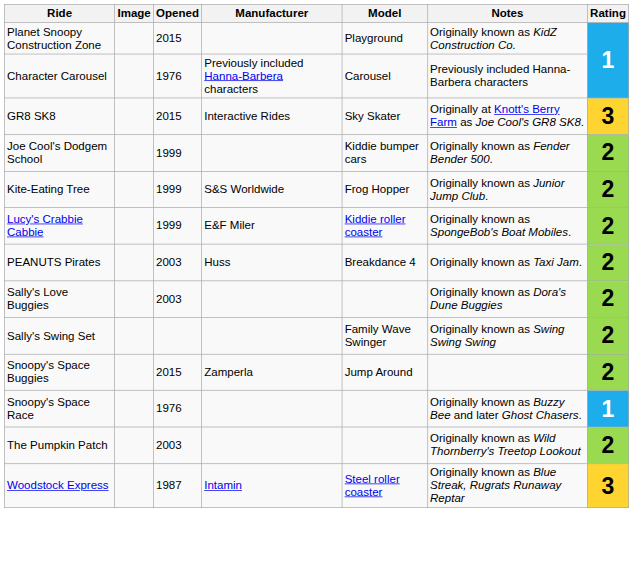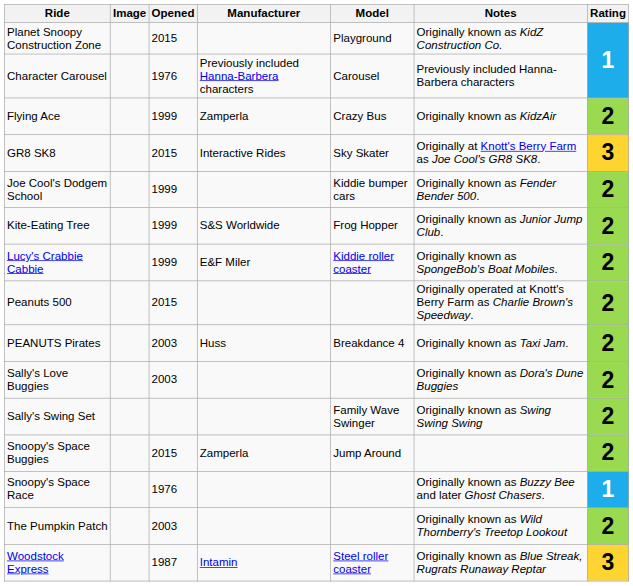+ row: (34, 116)
+ row: (39, 303)
